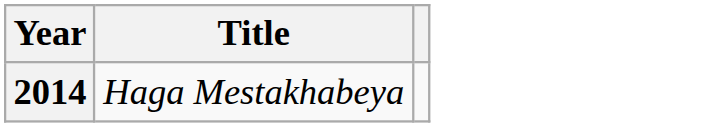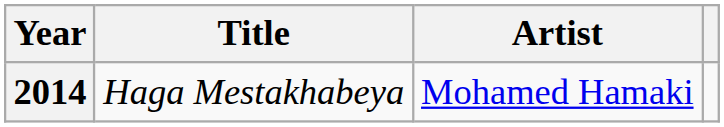+ column: (557, 33)
